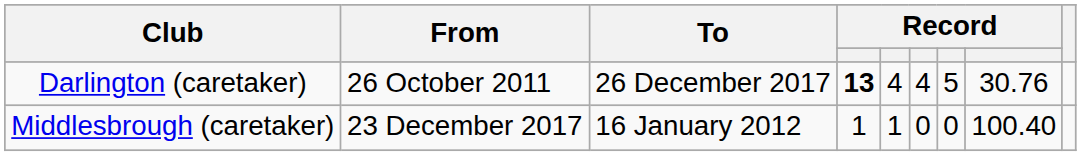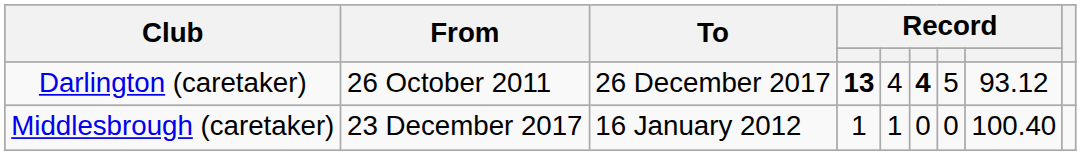(923, 83) normal -> (923, 83) bold
(1014, 83) 30.76 -> (1014, 83) 93.12
